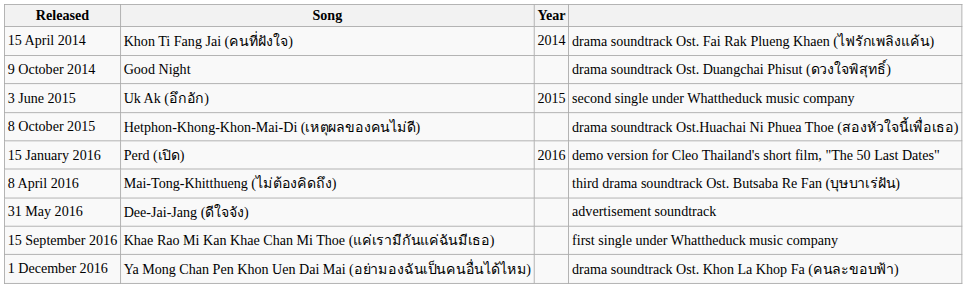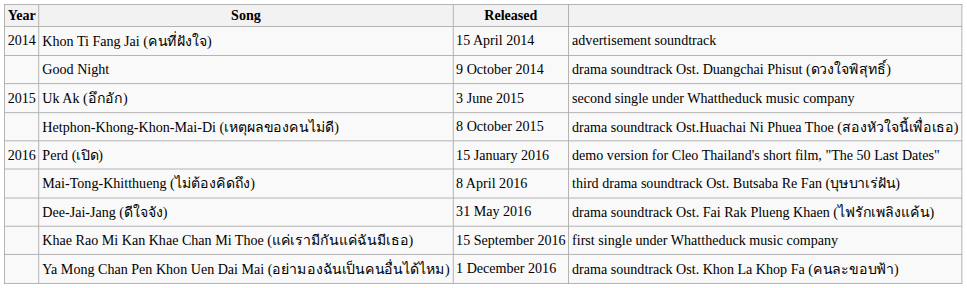columns swapped: (551, 15) <-> (62, 15)
(753, 41) drama soundtrack Ost. Fai Rak Plueng Khaen (ไฟรักเพลิงแค้น) -> (644, 41) advertisement soundtrack
(644, 212) advertisement soundtrack -> (753, 212) drama soundtrack Ost. Fai Rak Plueng Khaen (ไฟรักเพลิงแค้น)
